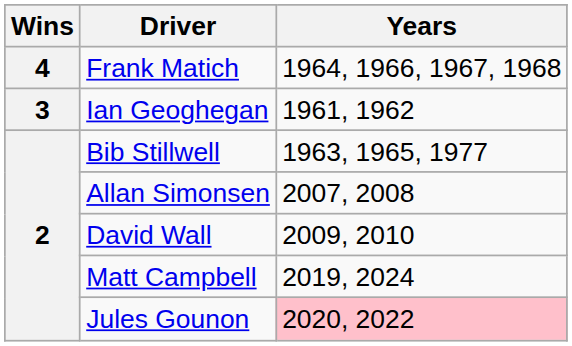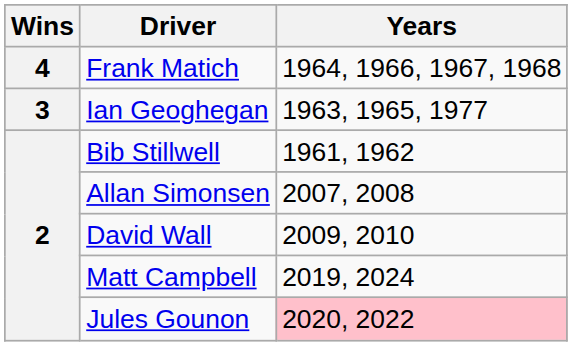(348, 110) 1961, 1962 -> (385, 110) 1963, 1965, 1977
(385, 152) 1963, 1965, 1977 -> (348, 152) 1961, 1962
